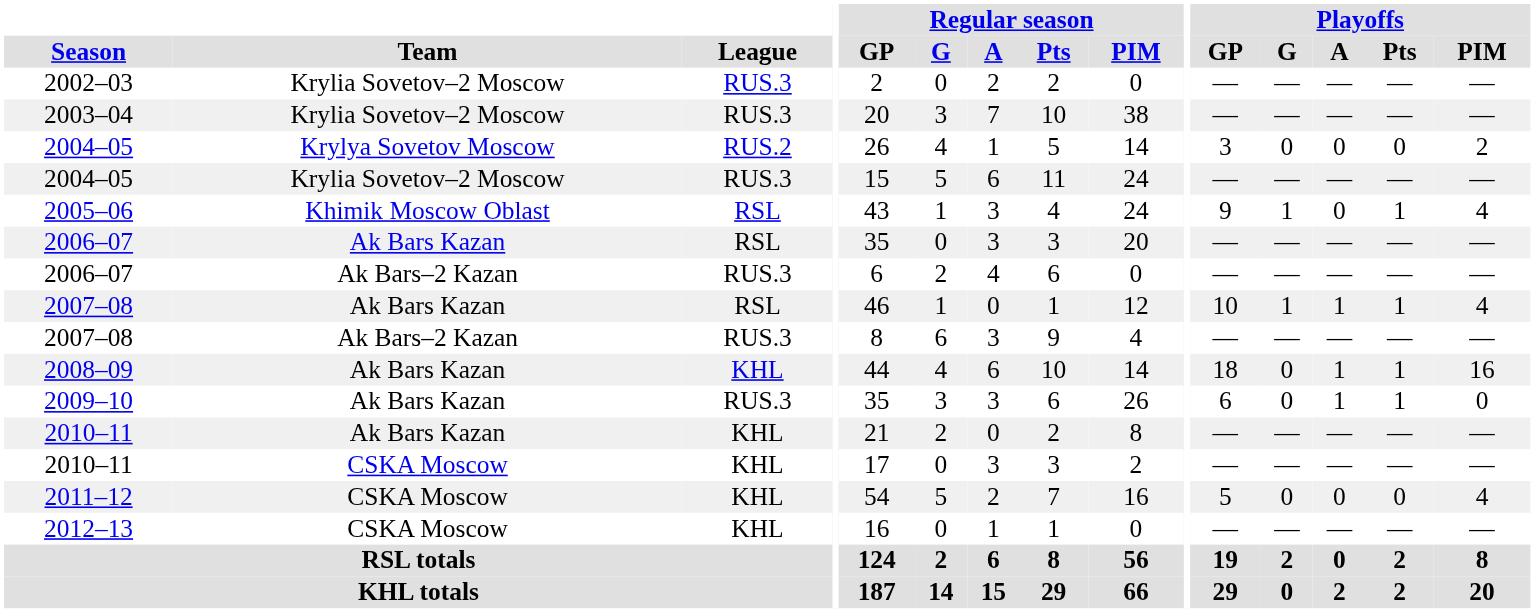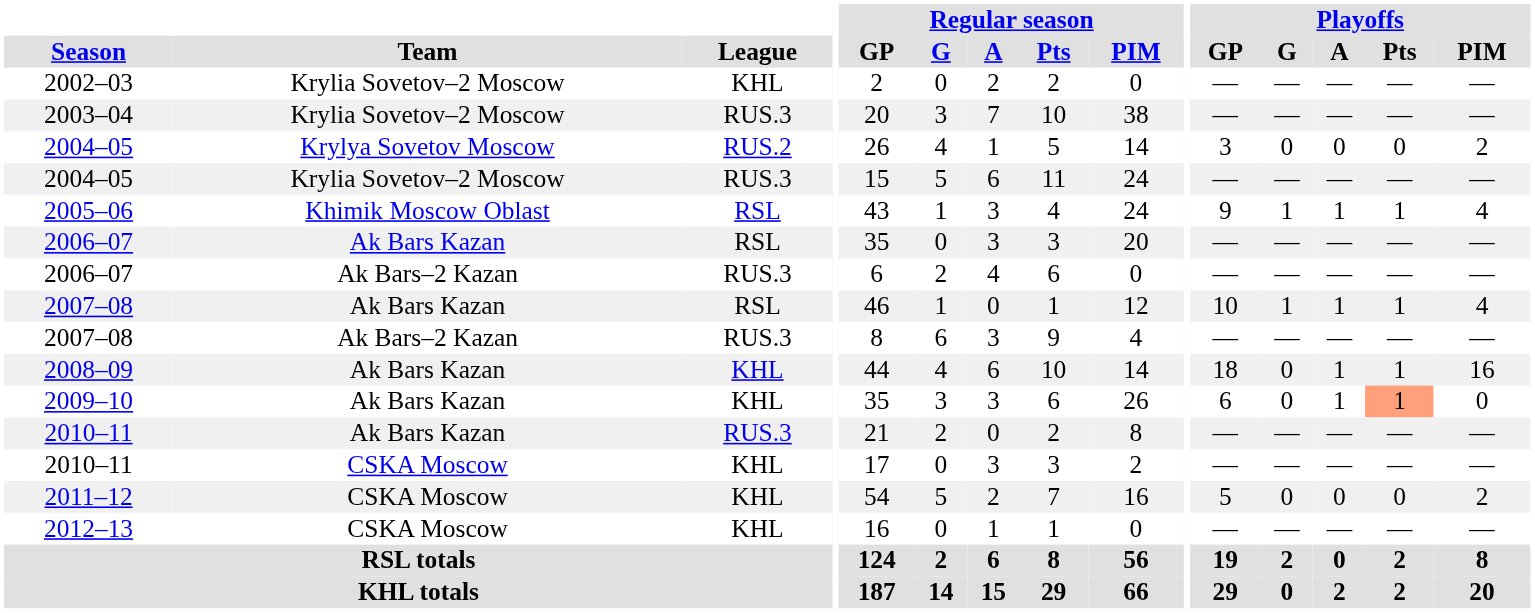(757, 83) RUS.3 -> (757, 83) KHL
(1339, 210) 0 -> (1339, 210) 1
(757, 401) RUS.3 -> (757, 401) KHL
(1400, 401) no background -> (1400, 401) lightsalmon background
(757, 433) KHL -> (757, 433) RUS.3
(1482, 496) 4 -> (1482, 496) 2
